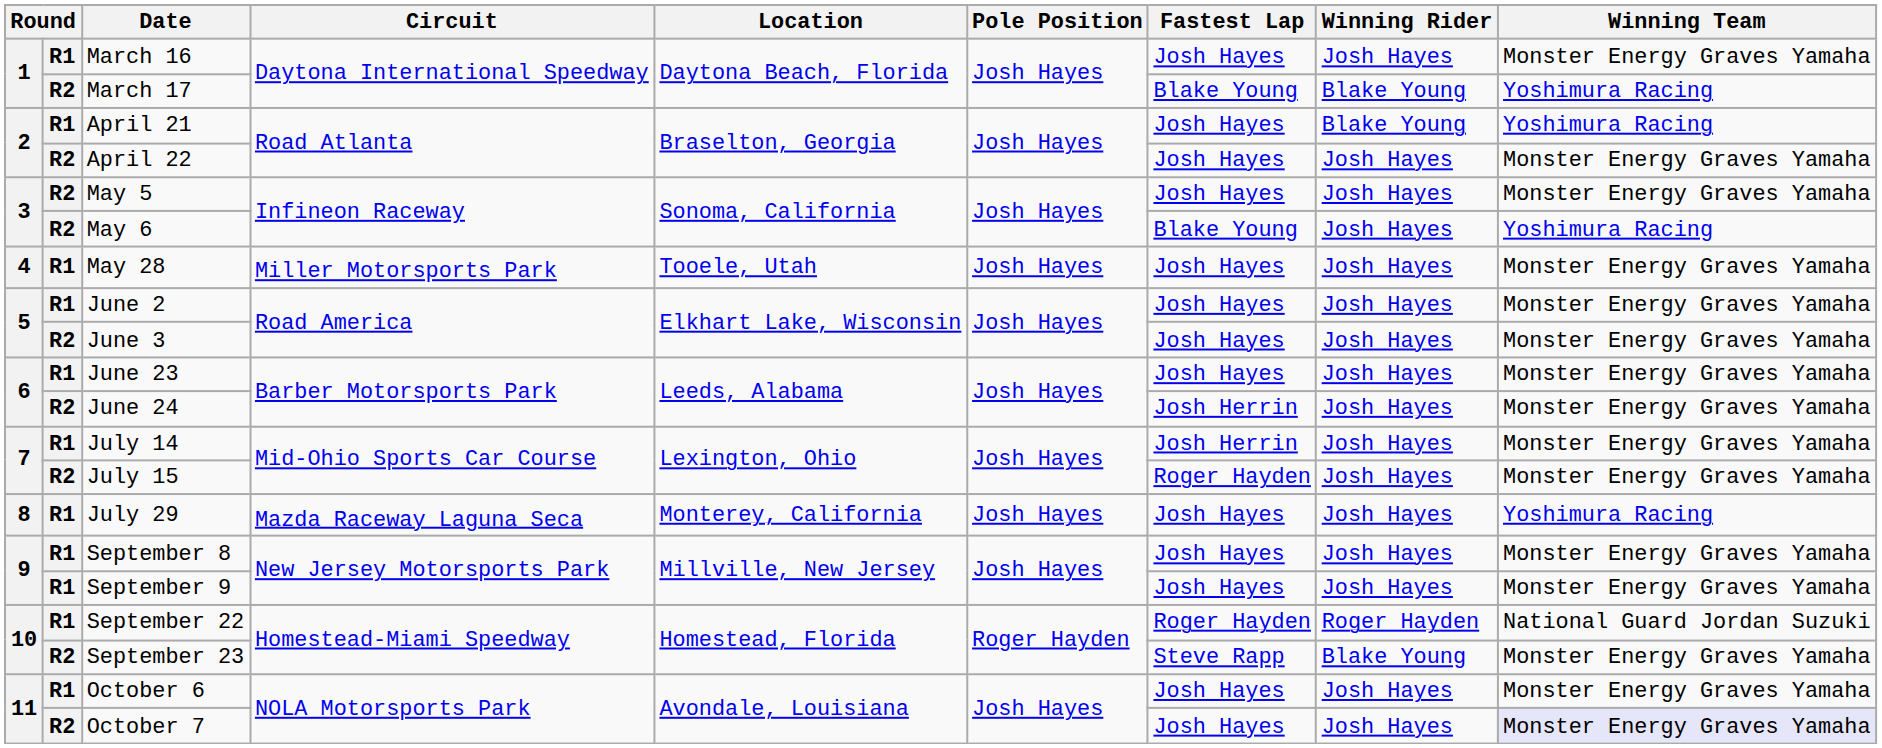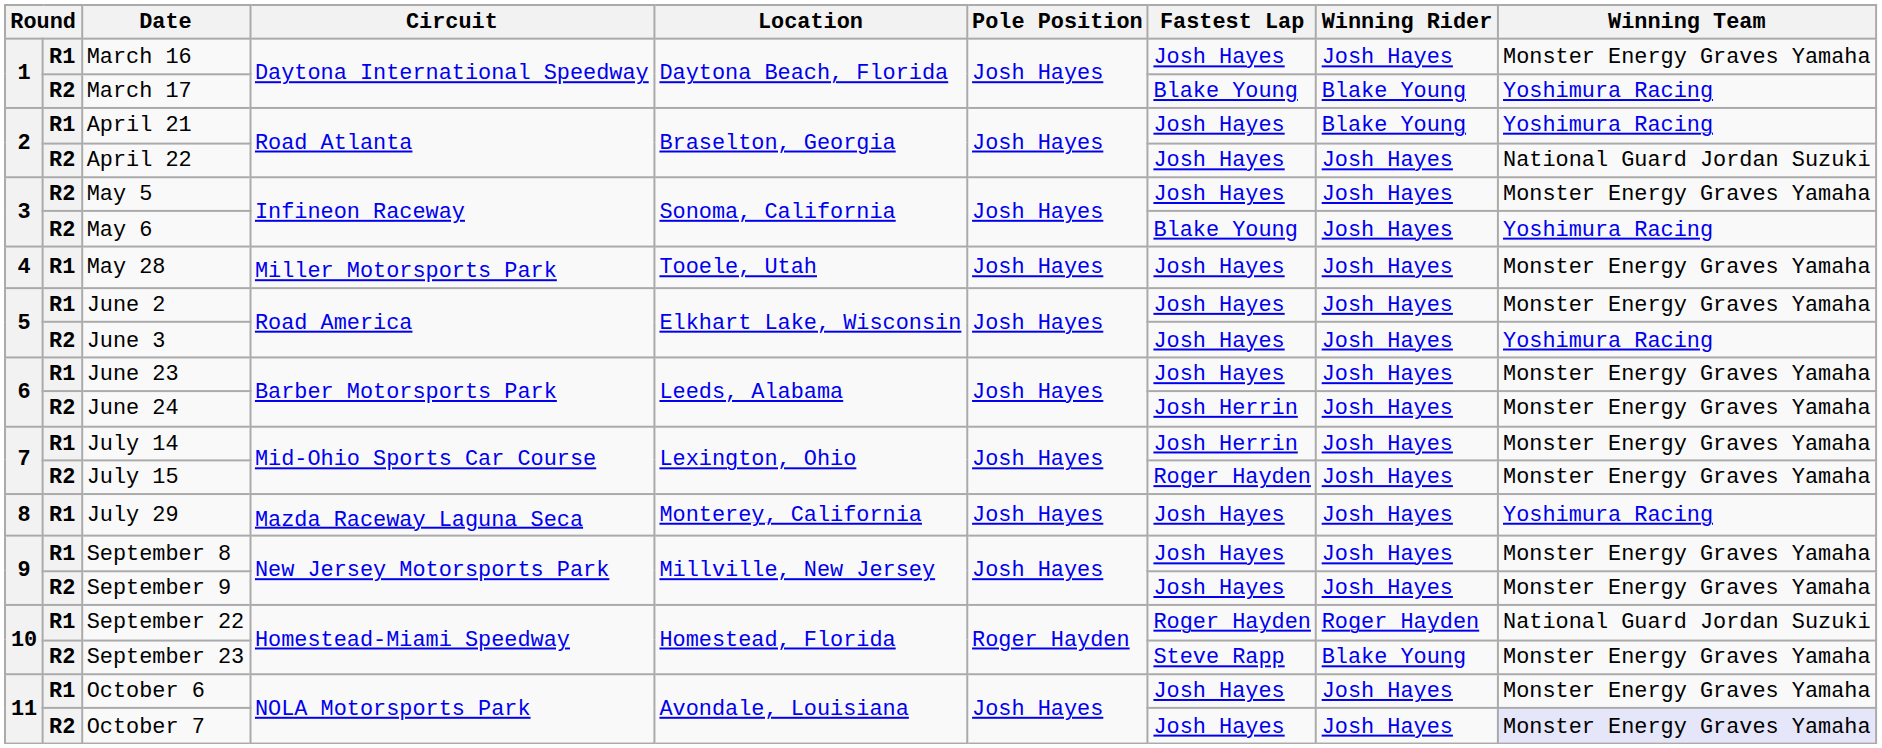(1687, 160) Monster Energy Graves Yamaha -> (1687, 160) National Guard Jordan Suzuki
(1687, 340) Monster Energy Graves Yamaha -> (1608, 340) Yoshimura Racing
(62, 588) R1 -> (62, 588) R2
